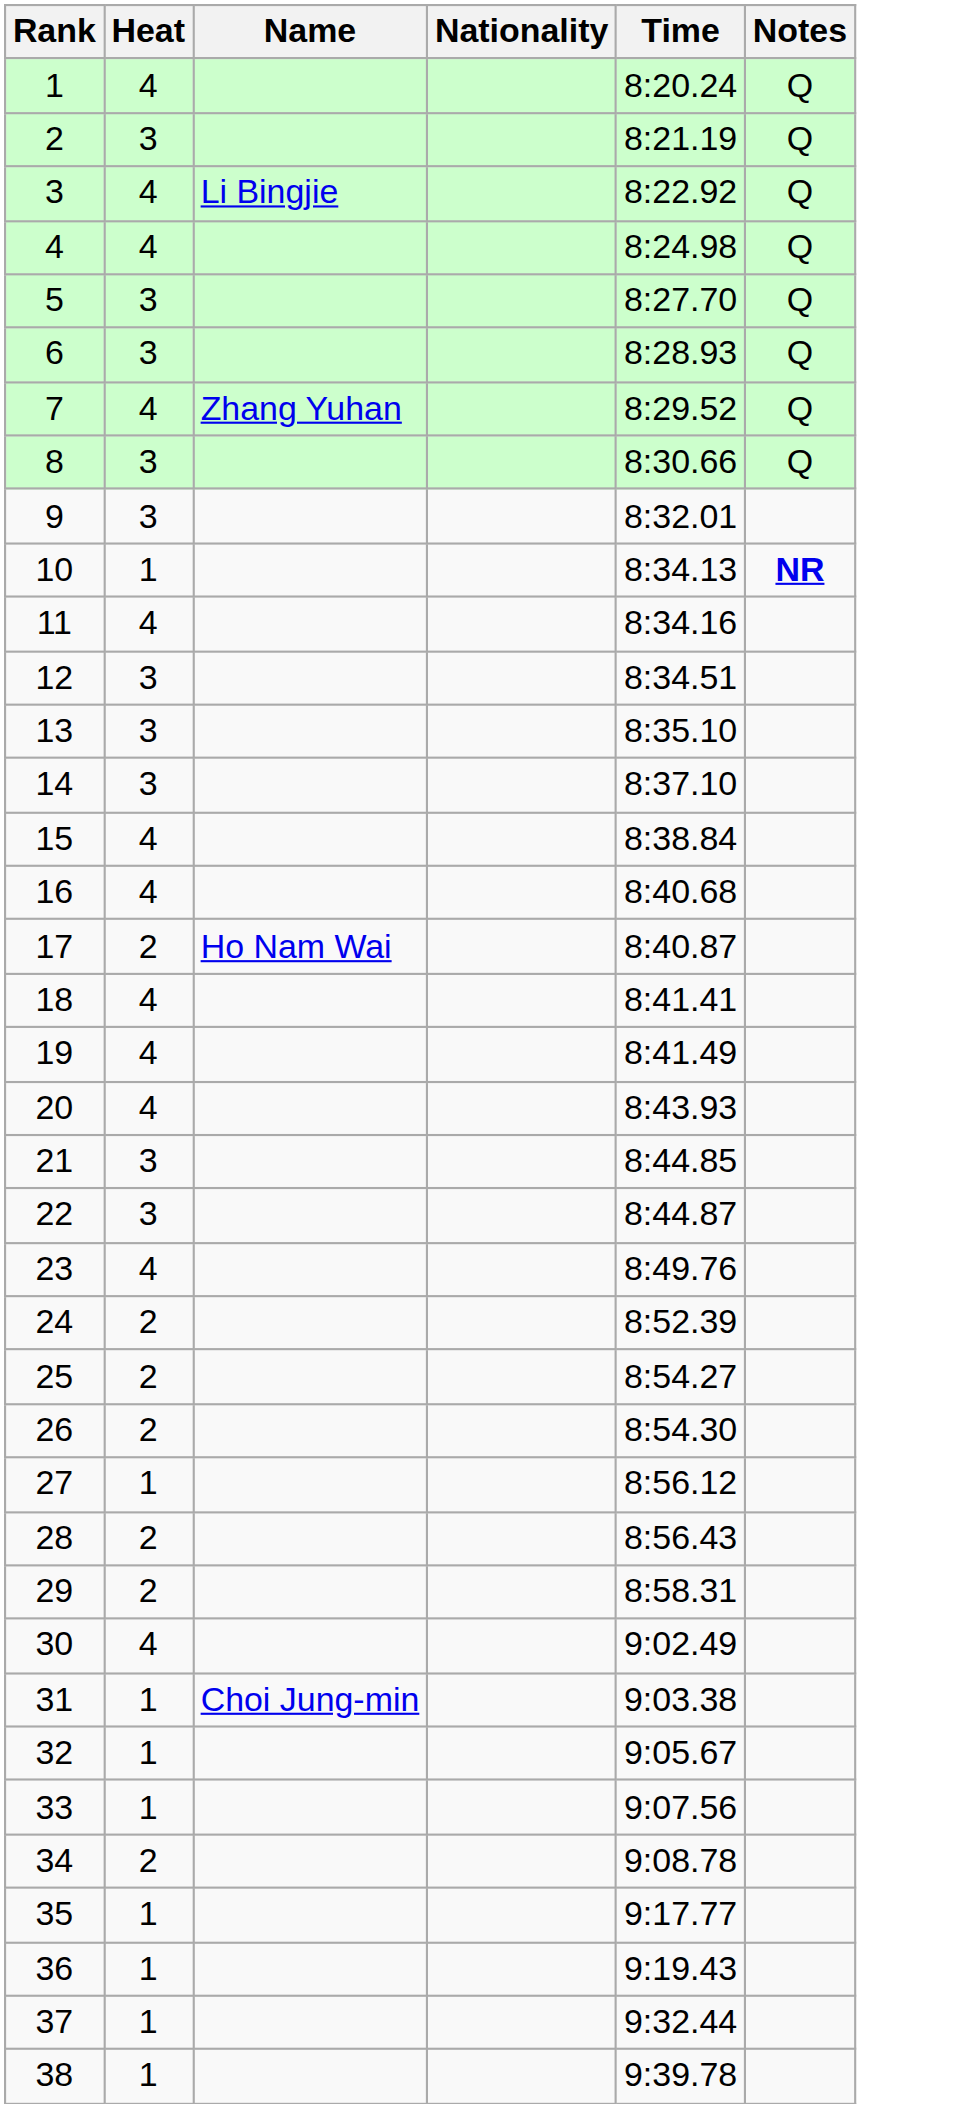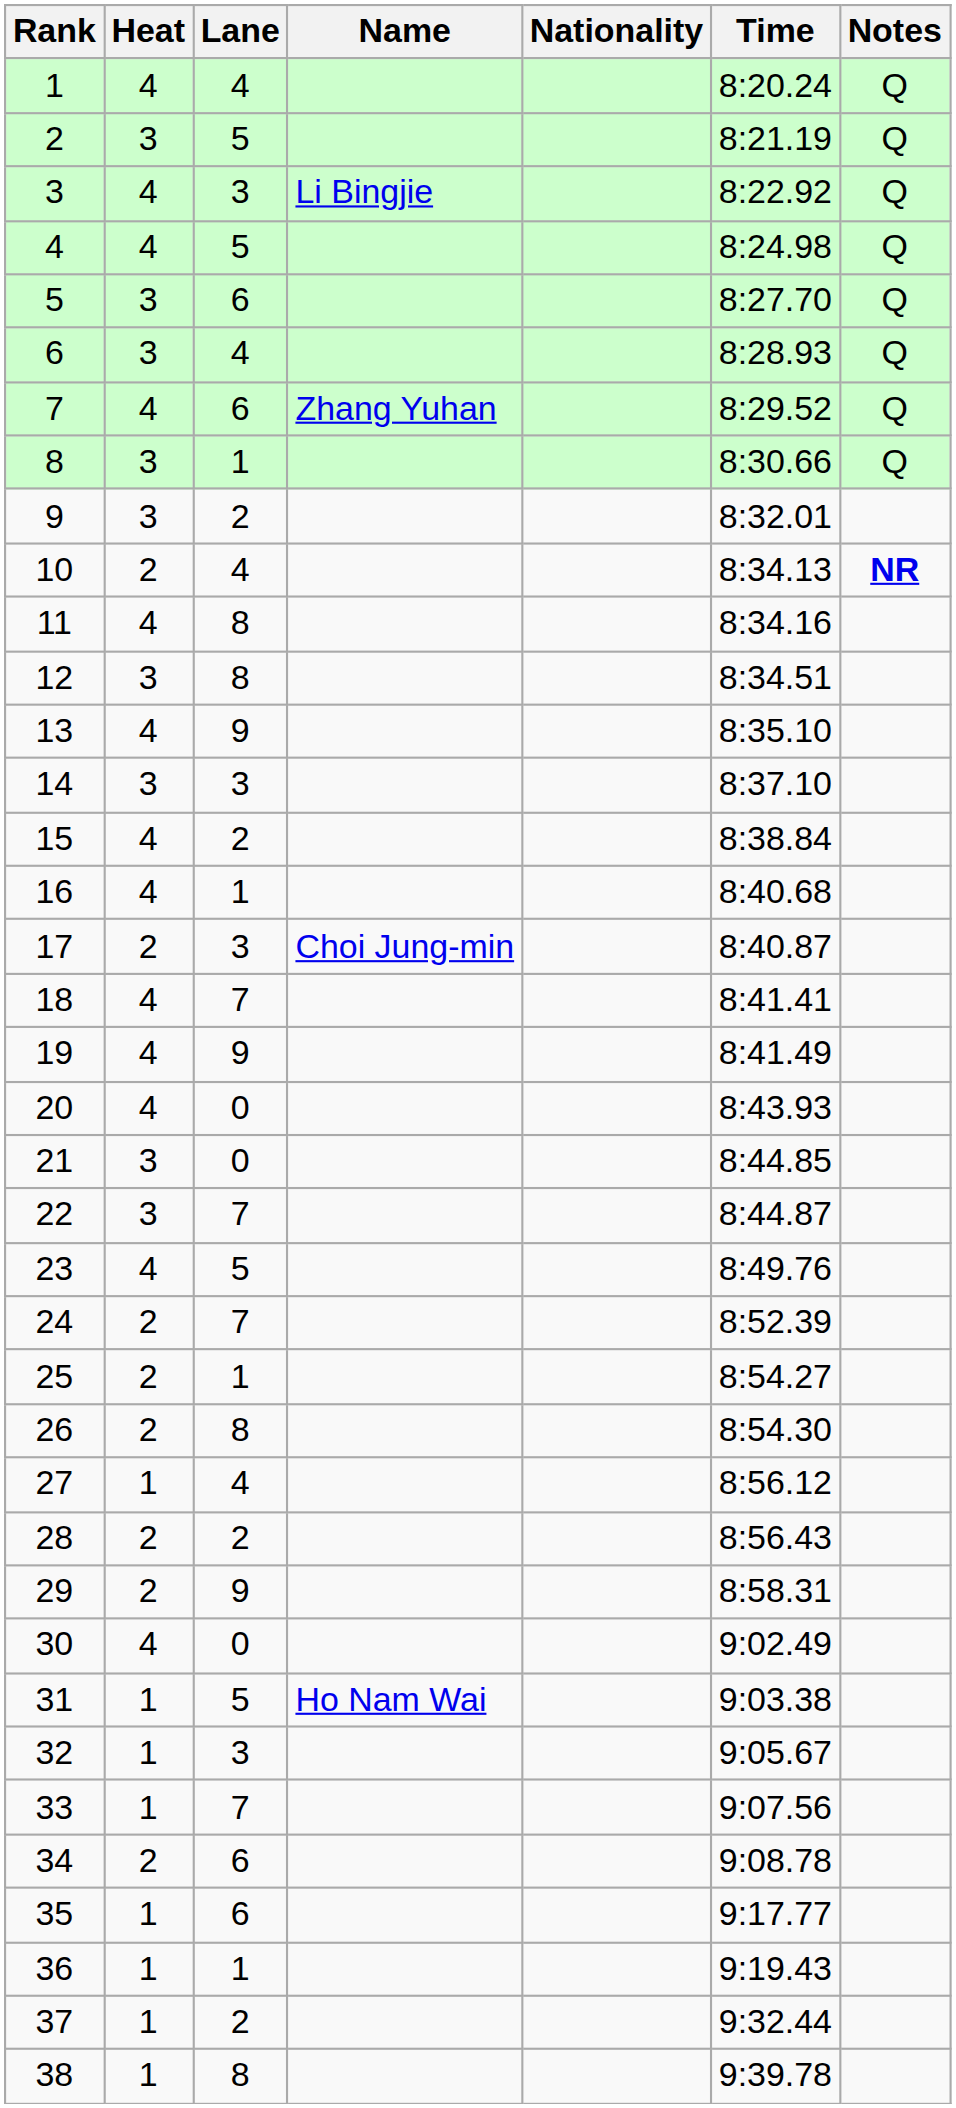+ column: (240, 31)
(148, 569) 1 -> (148, 569) 2
(148, 730) 3 -> (148, 730) 4
(296, 945) Ho Nam Wai -> (405, 945) Choi Jung-min
(310, 1699) Choi Jung-min -> (391, 1699) Ho Nam Wai
